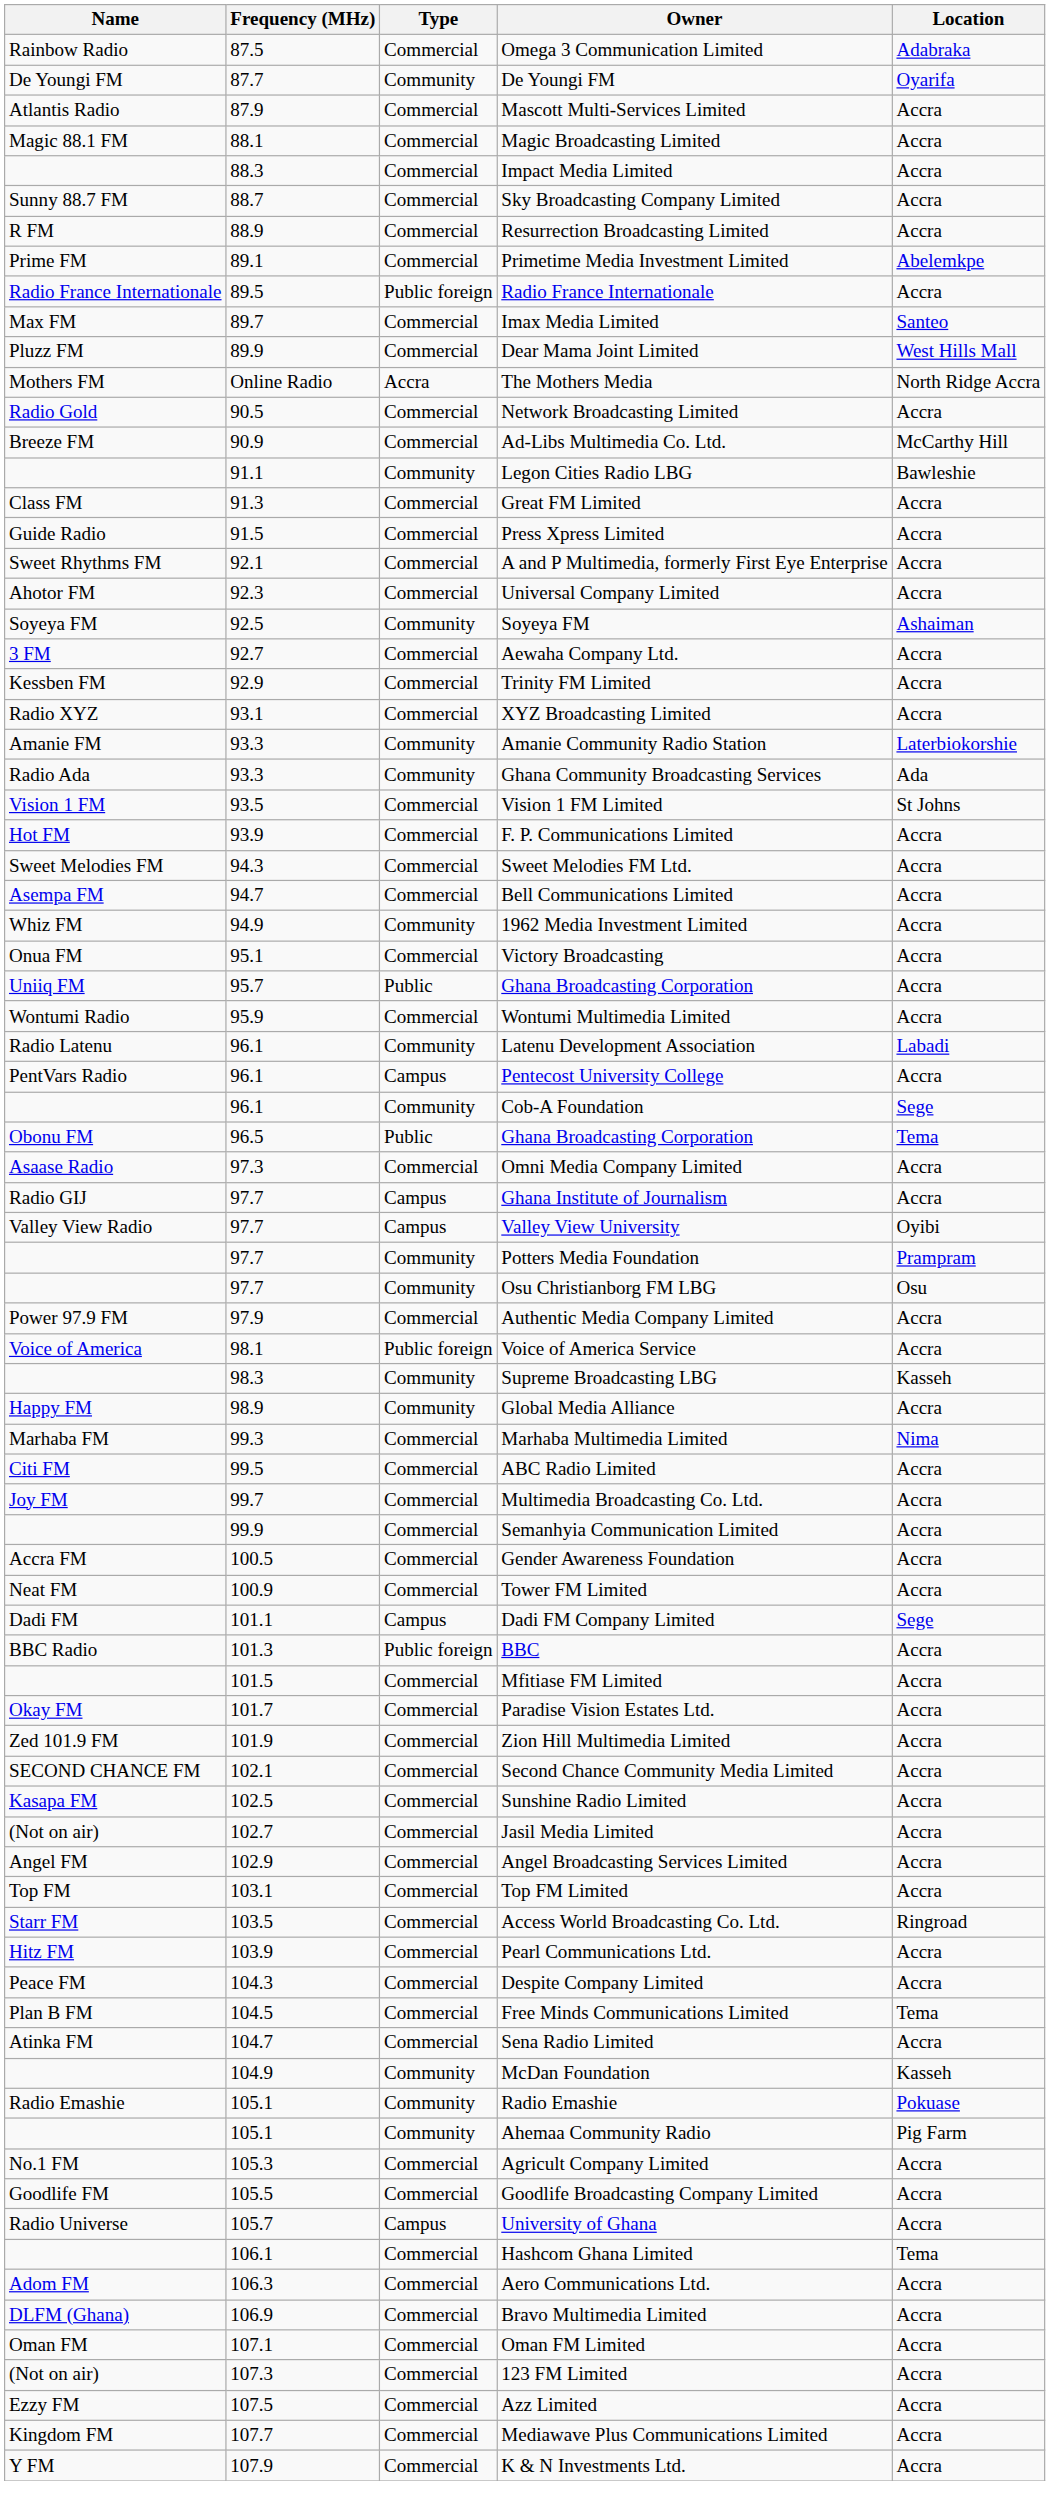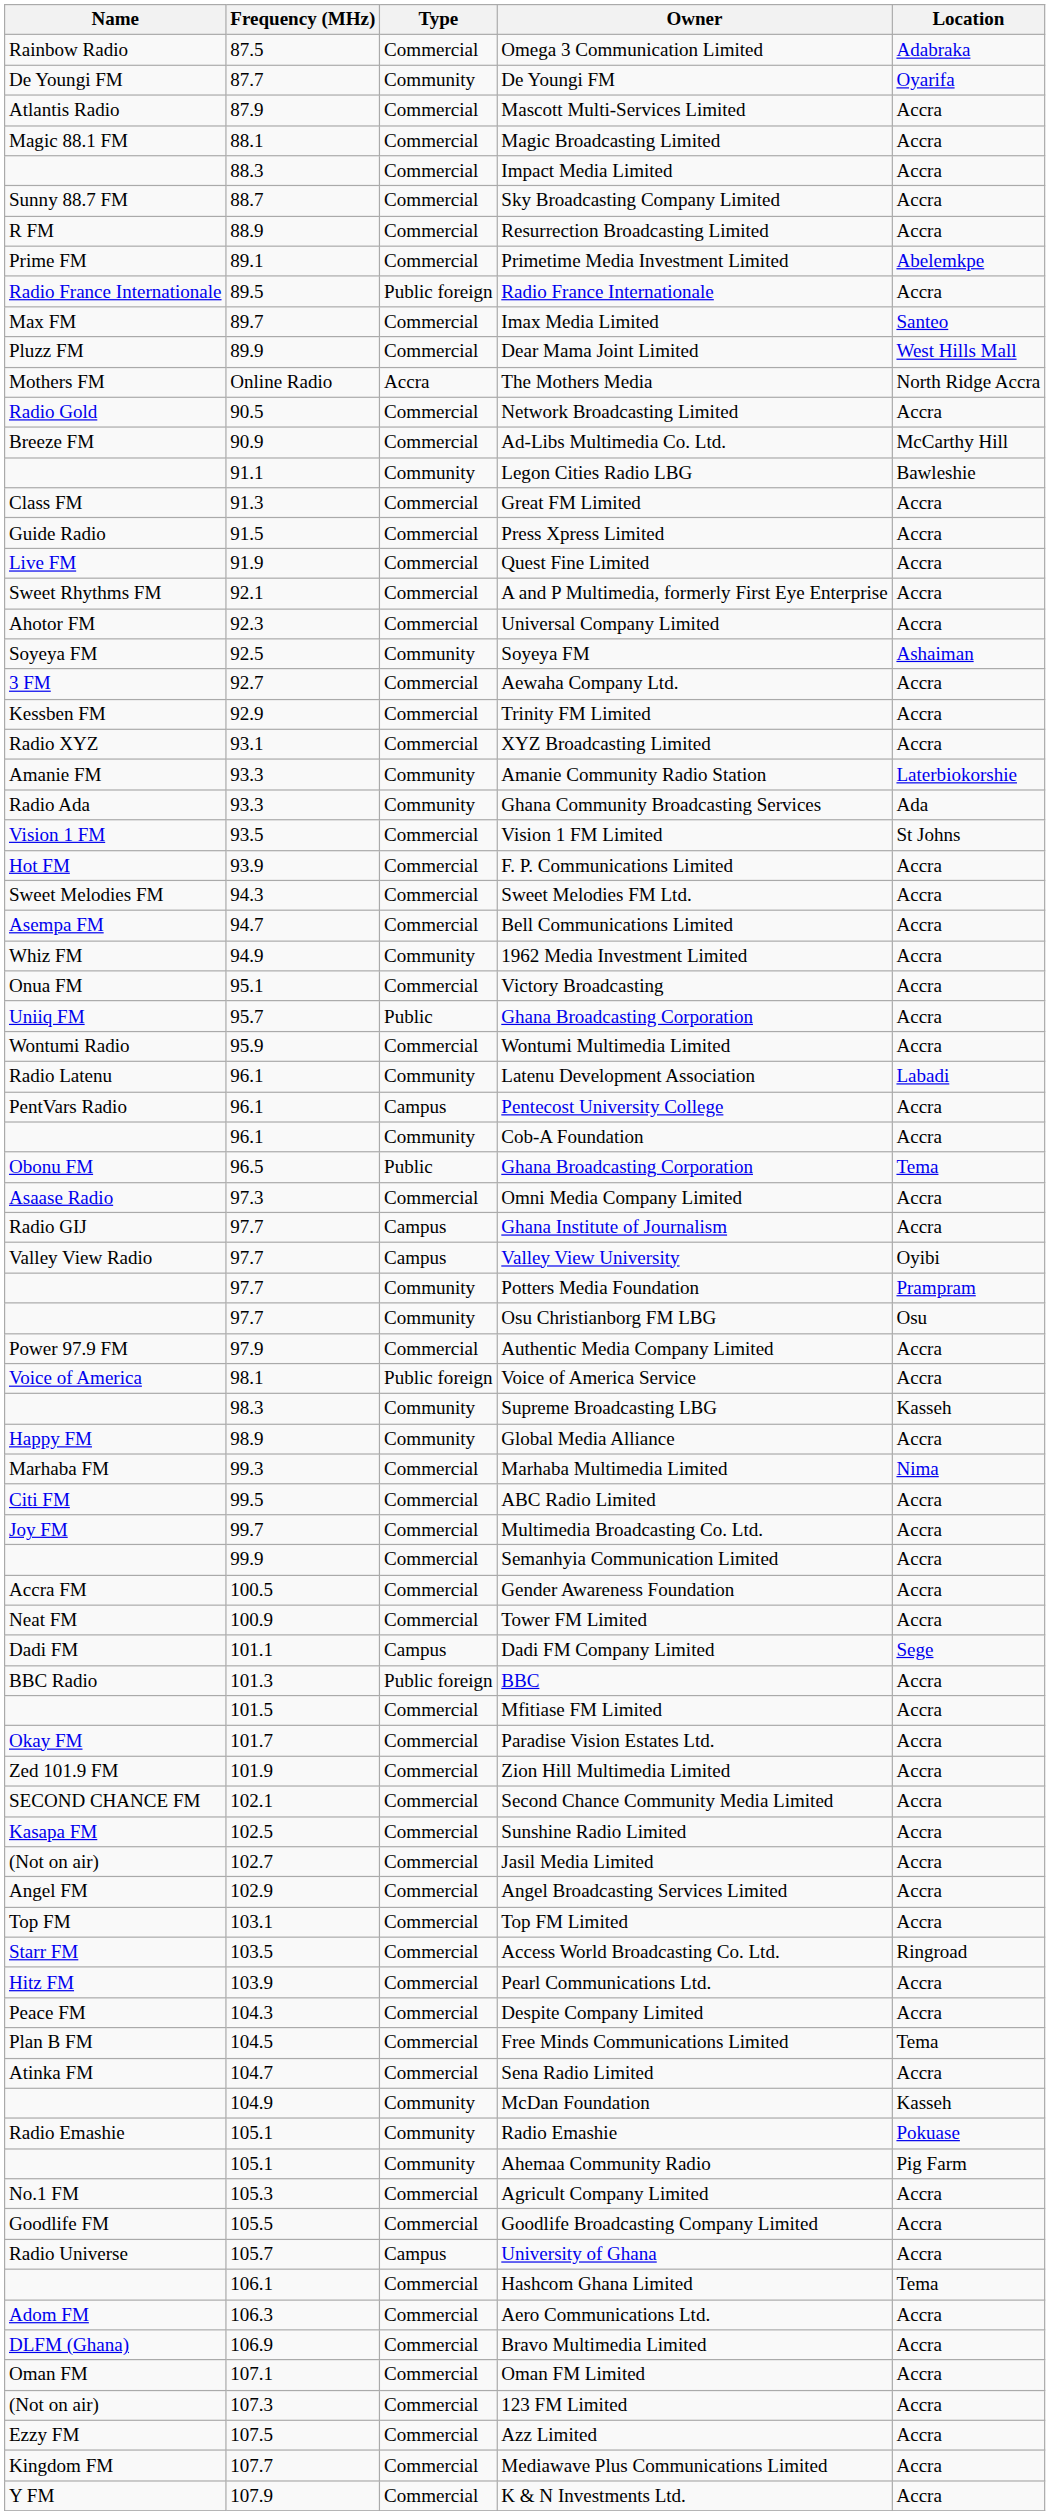+ row: (247, 563)
(915, 1106) Sege -> (919, 1136) Accra
